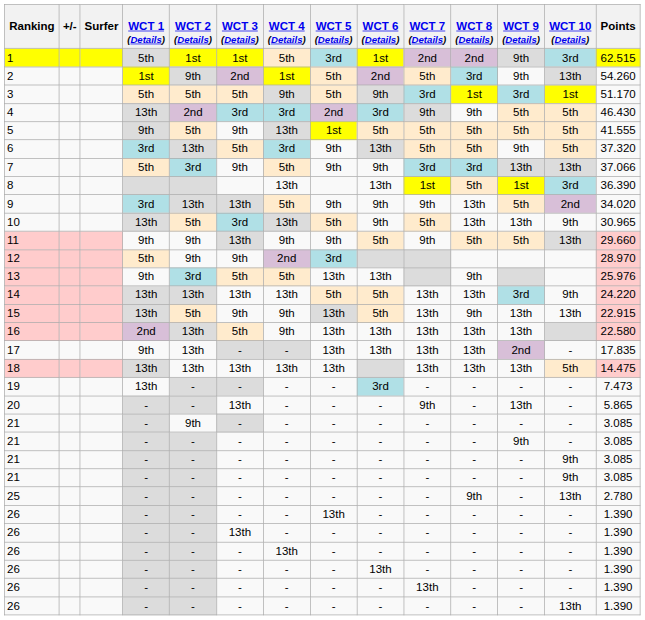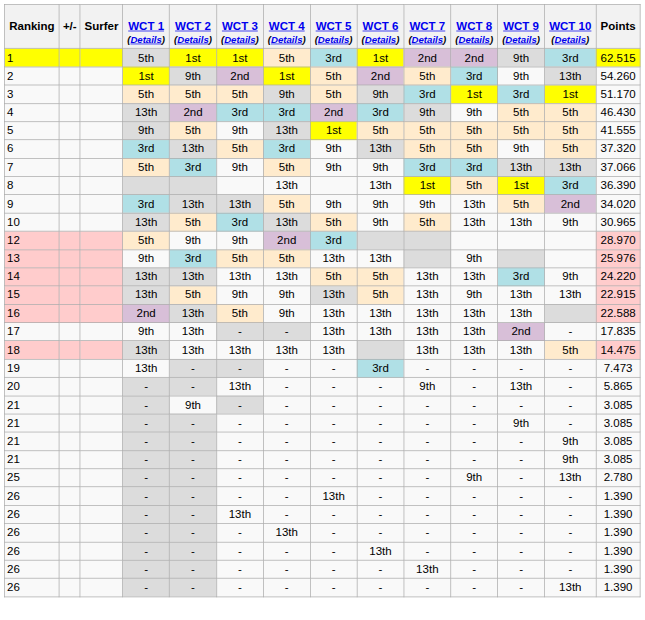- row: (13, 240)
(618, 331) 22.580 -> (618, 313) 22.588
